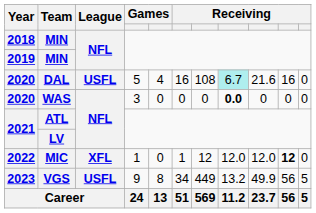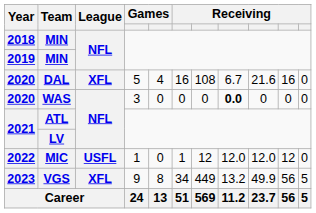(100, 79) USFL -> (100, 79) XFL
(233, 79) paleturquoise background -> (233, 79) no background
(100, 158) XFL -> (100, 158) USFL
(288, 158) bold -> (288, 158) normal
(100, 178) USFL -> (100, 178) XFL
